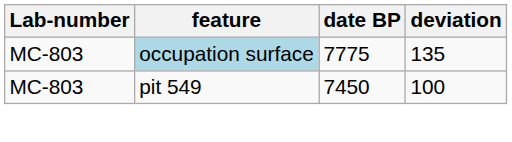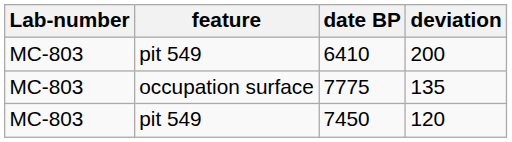+ row: (347, 53)
(227, 53) lightblue background -> (227, 86) no background
(428, 86) 100 -> (428, 119) 120
